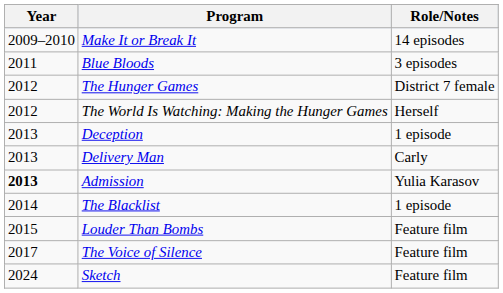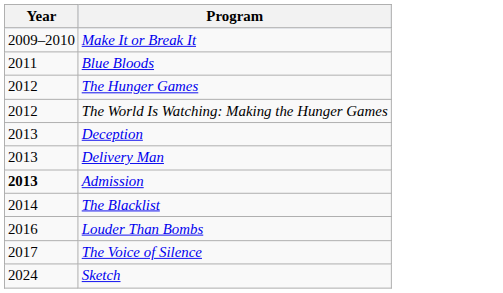- column: (445, 16)
(23, 228) 2015 -> (23, 228) 2016
